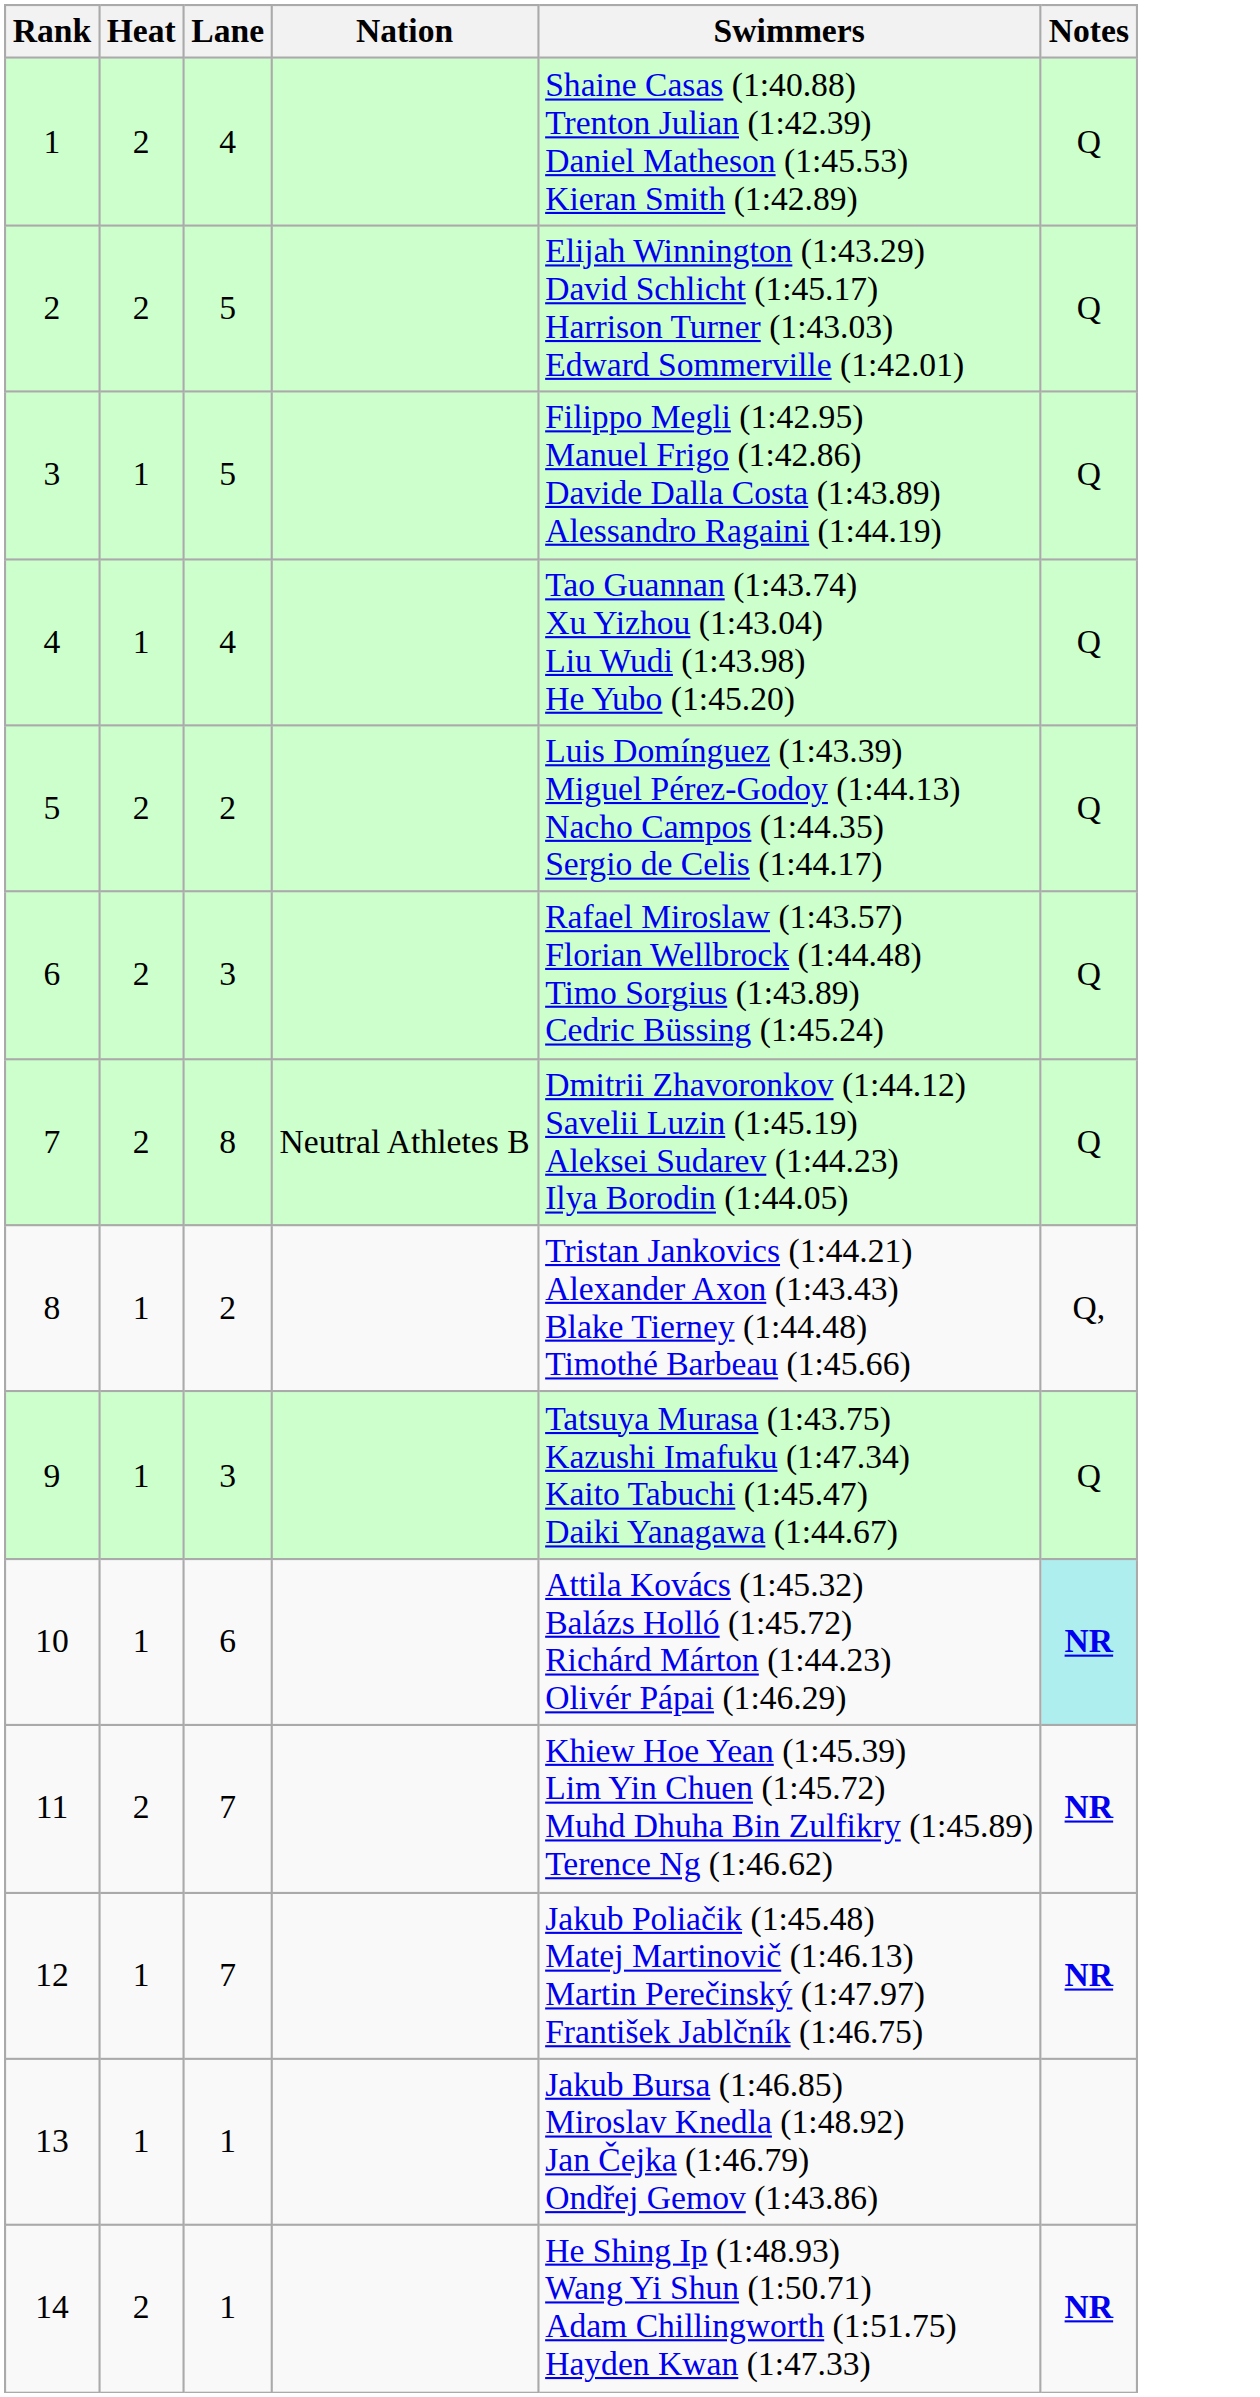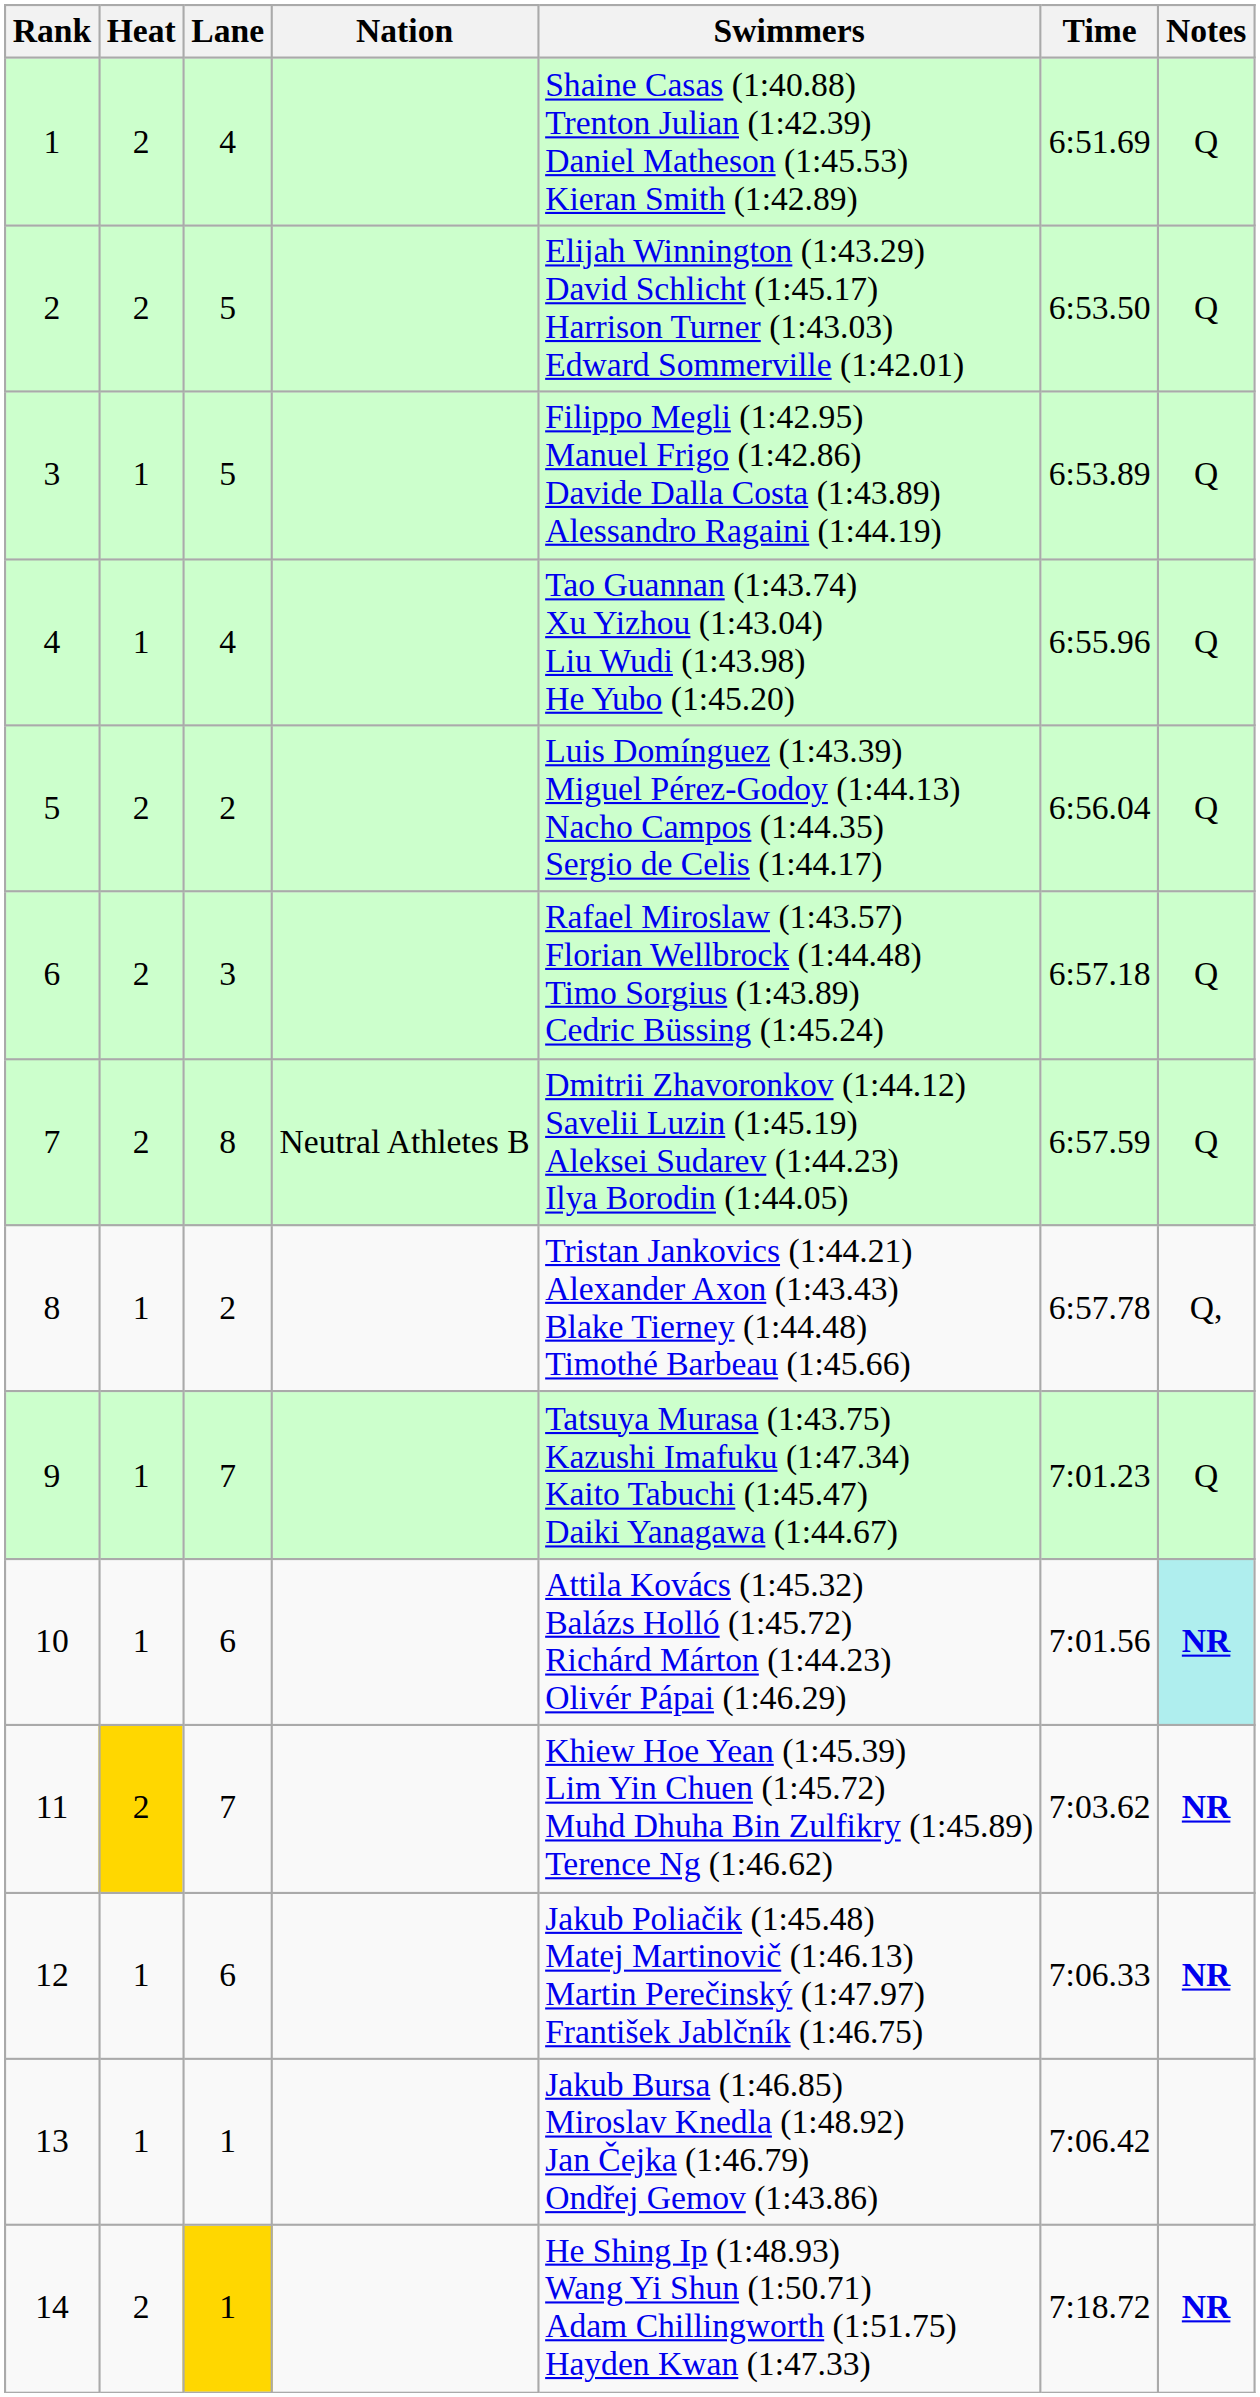+ column: (1100, 31)
(228, 1474) 3 -> (228, 1474) 7
(141, 1808) no background -> (141, 1808) gold background
(228, 1974) 7 -> (228, 1974) 6
(228, 2308) no background -> (228, 2308) gold background
